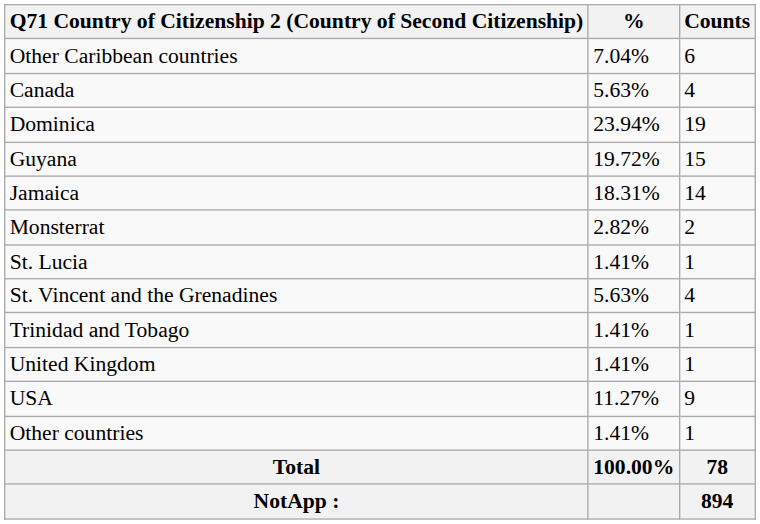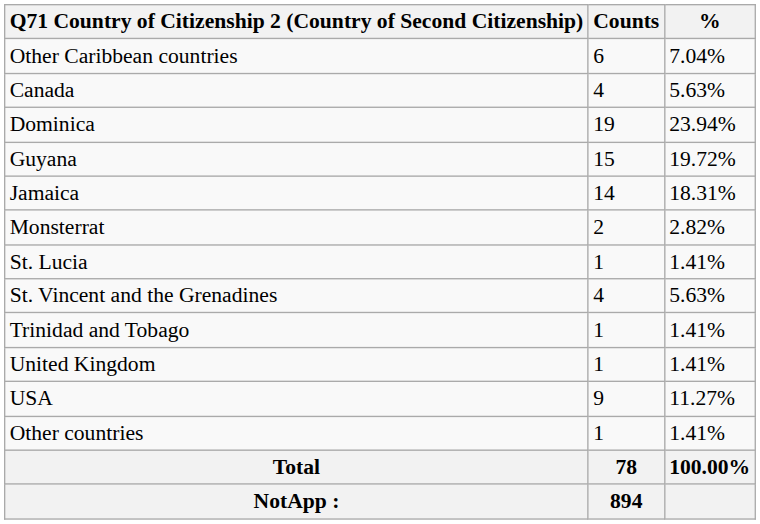columns swapped: (717, 21) <-> (634, 21)
